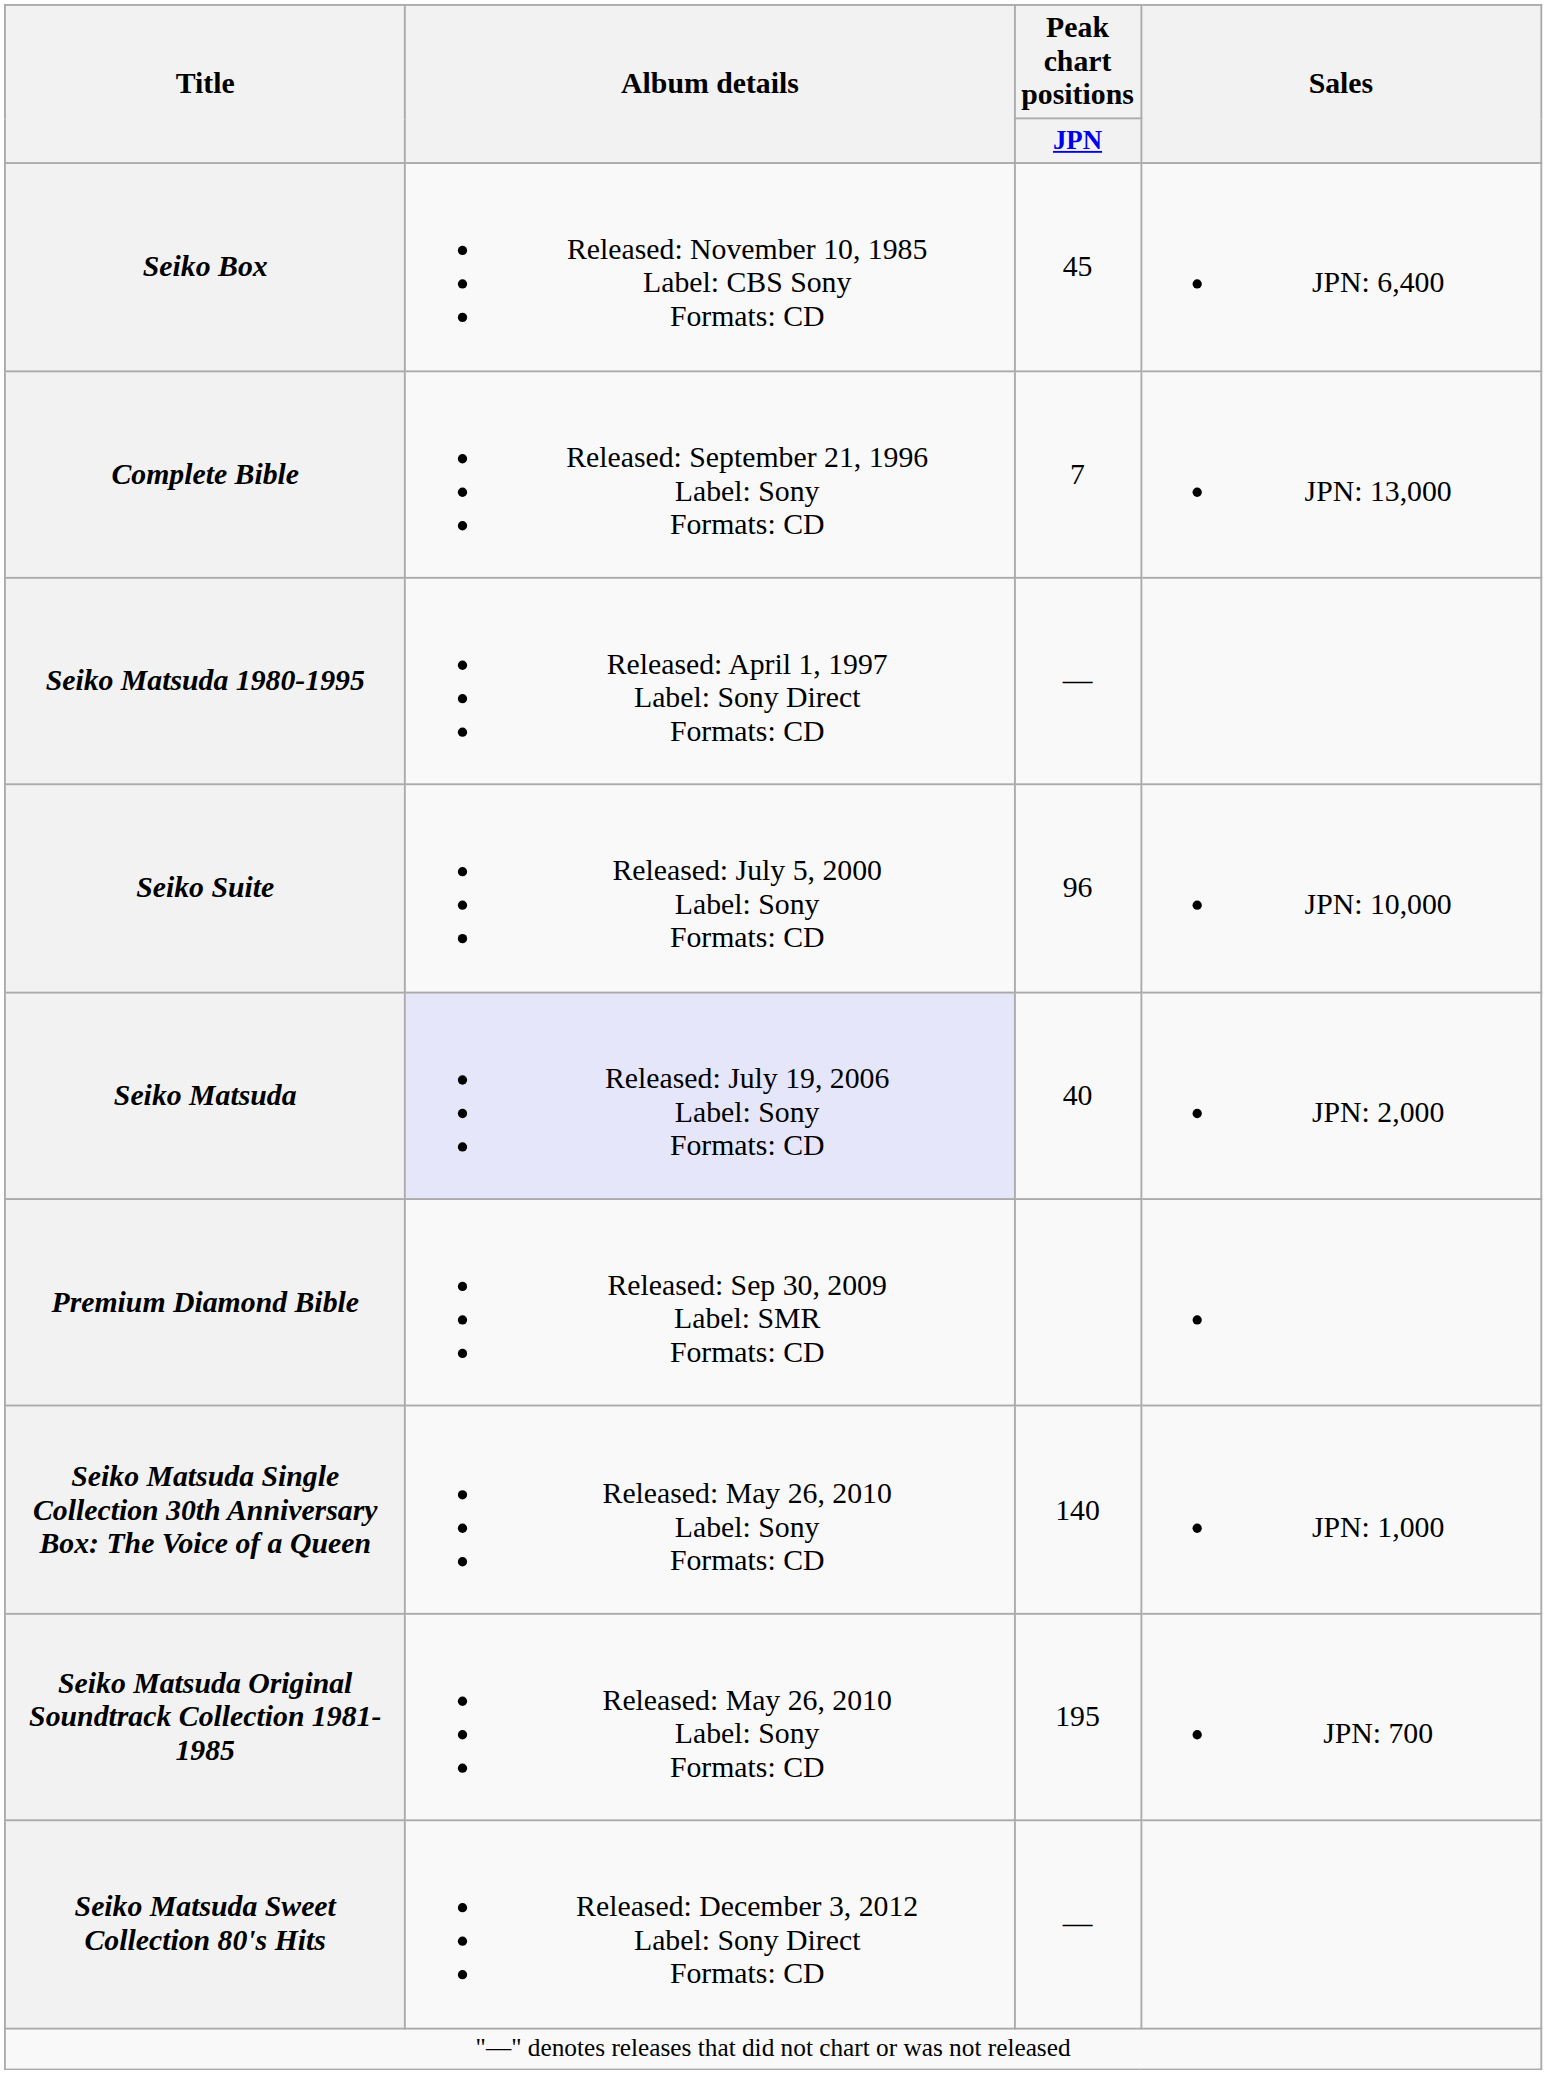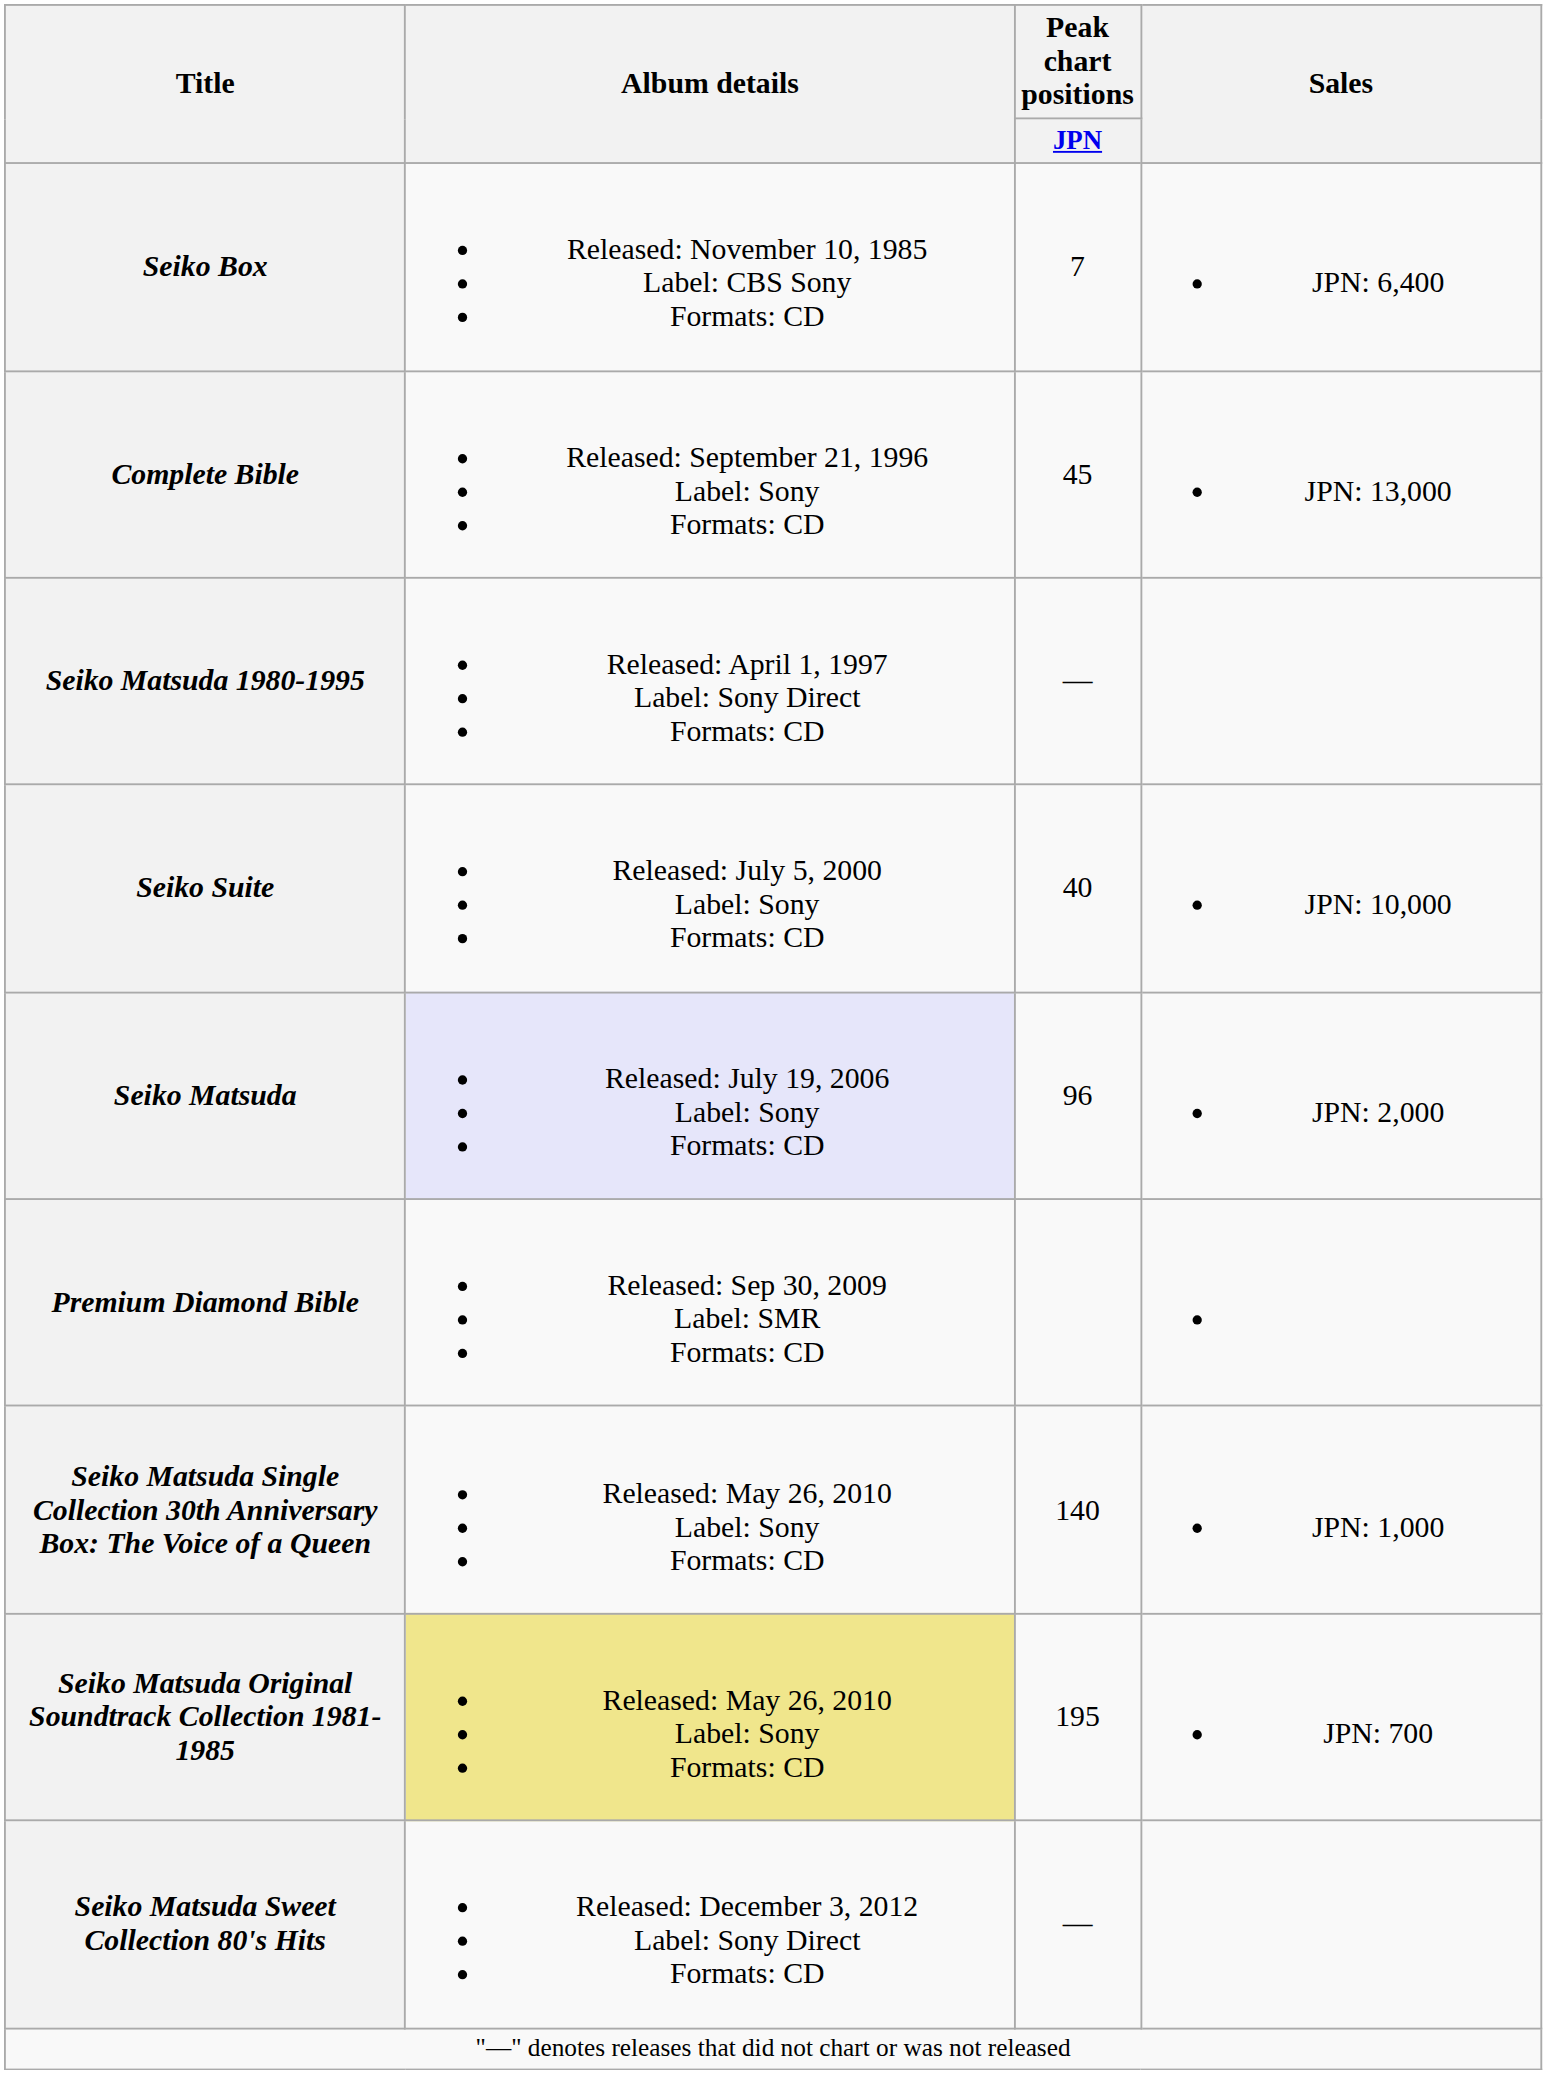(1078, 266) 45 -> (1078, 266) 7
(1078, 473) 7 -> (1078, 473) 45
(1078, 887) 96 -> (1078, 887) 40
(1078, 1095) 40 -> (1078, 1095) 96
(710, 1734) no background -> (710, 1734) khaki background
